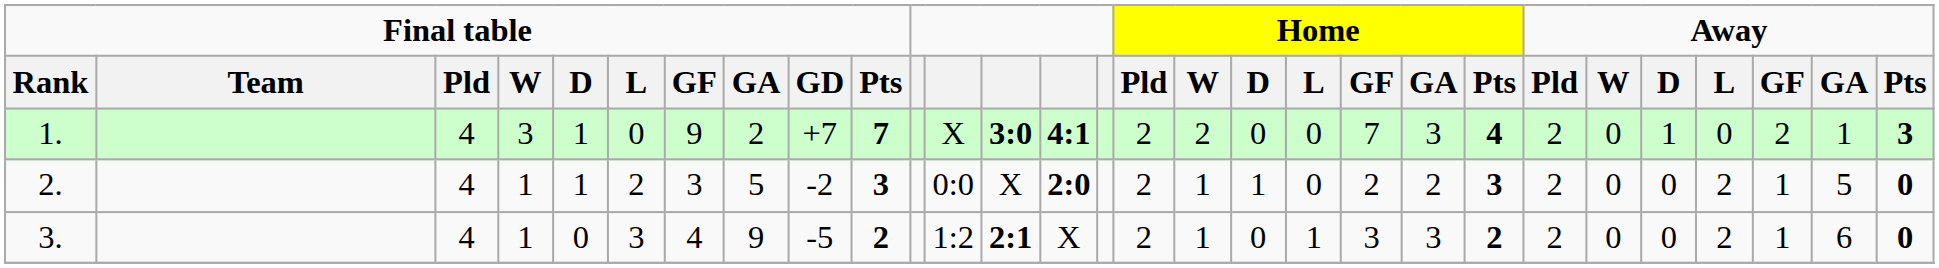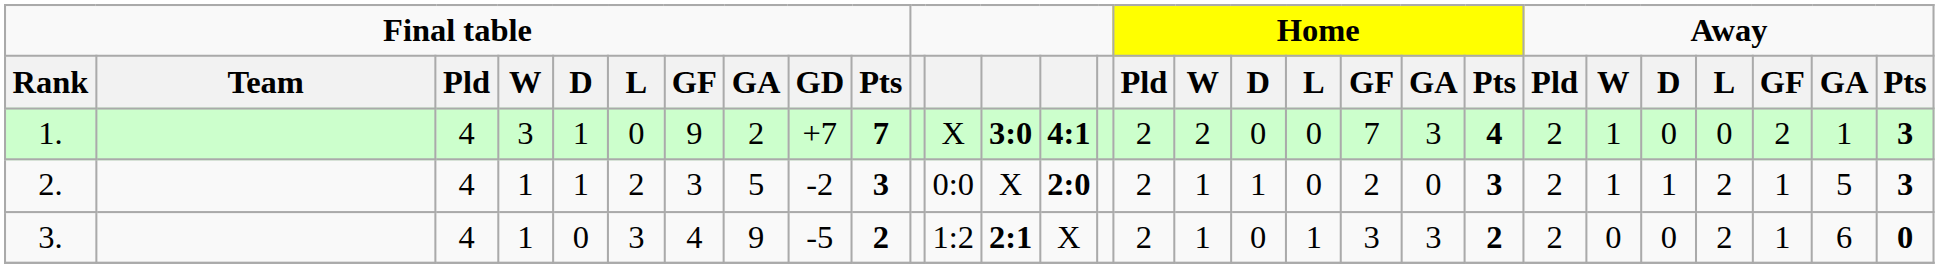(1613, 133) 0 -> (1613, 133) 1
(1669, 133) 1 -> (1669, 133) 0
(1433, 184) 2 -> (1433, 184) 0
(1613, 184) 0 -> (1613, 184) 1
(1669, 184) 0 -> (1669, 184) 1
(1905, 184) 0 -> (1905, 184) 3
